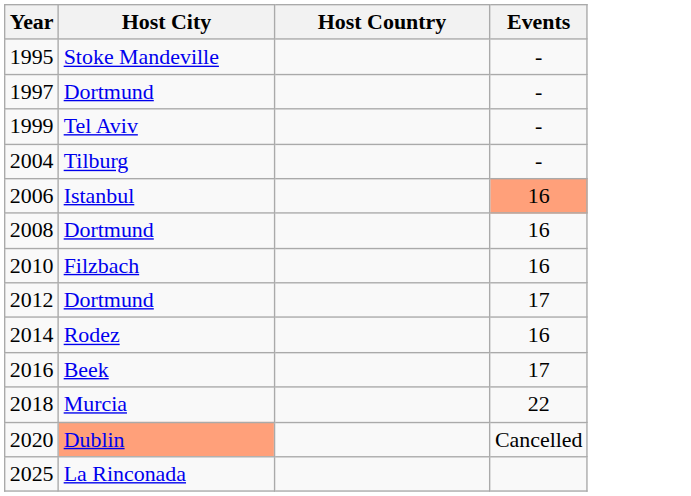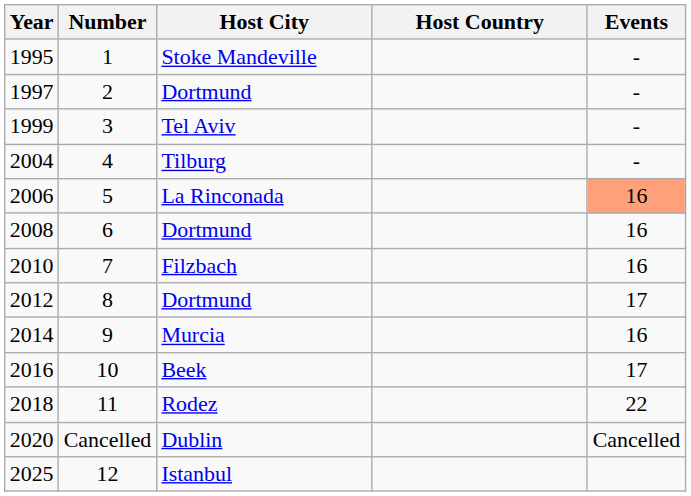+ column: (107, 21)
(99, 195) Istanbul -> (223, 195) La Rinconada
(92, 334) Rodez -> (193, 334) Murcia
(95, 404) Murcia -> (189, 404) Rodez
(94, 439) lightsalmon background -> (192, 439) no background
(125, 473) La Rinconada -> (197, 473) Istanbul
